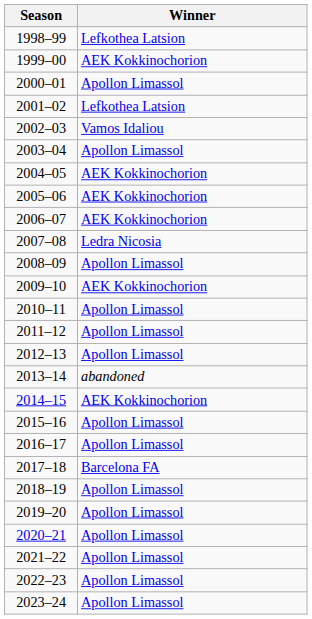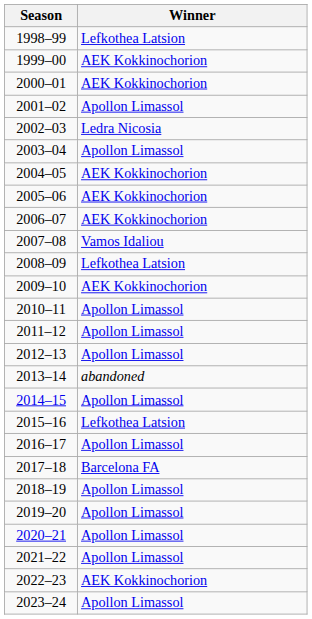(132, 83) Apollon Limassol -> (144, 83) AEK Kokkinochorion
(133, 106) Lefkothea Latsion -> (132, 106) Apollon Limassol
(122, 128) Vamos Idaliou -> (121, 128) Ledra Nicosia
(121, 241) Ledra Nicosia -> (122, 241) Vamos Idaliou
(132, 264) Apollon Limassol -> (133, 264) Lefkothea Latsion
(144, 399) AEK Kokkinochorion -> (132, 399) Apollon Limassol
(132, 422) Apollon Limassol -> (133, 422) Lefkothea Latsion
(132, 580) Apollon Limassol -> (144, 580) AEK Kokkinochorion
